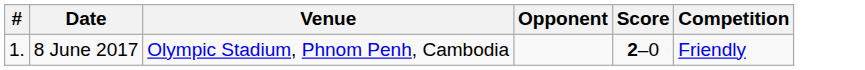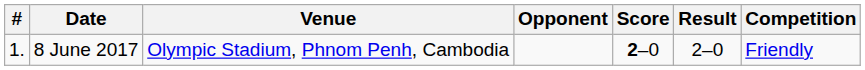+ column: (707, 19)
